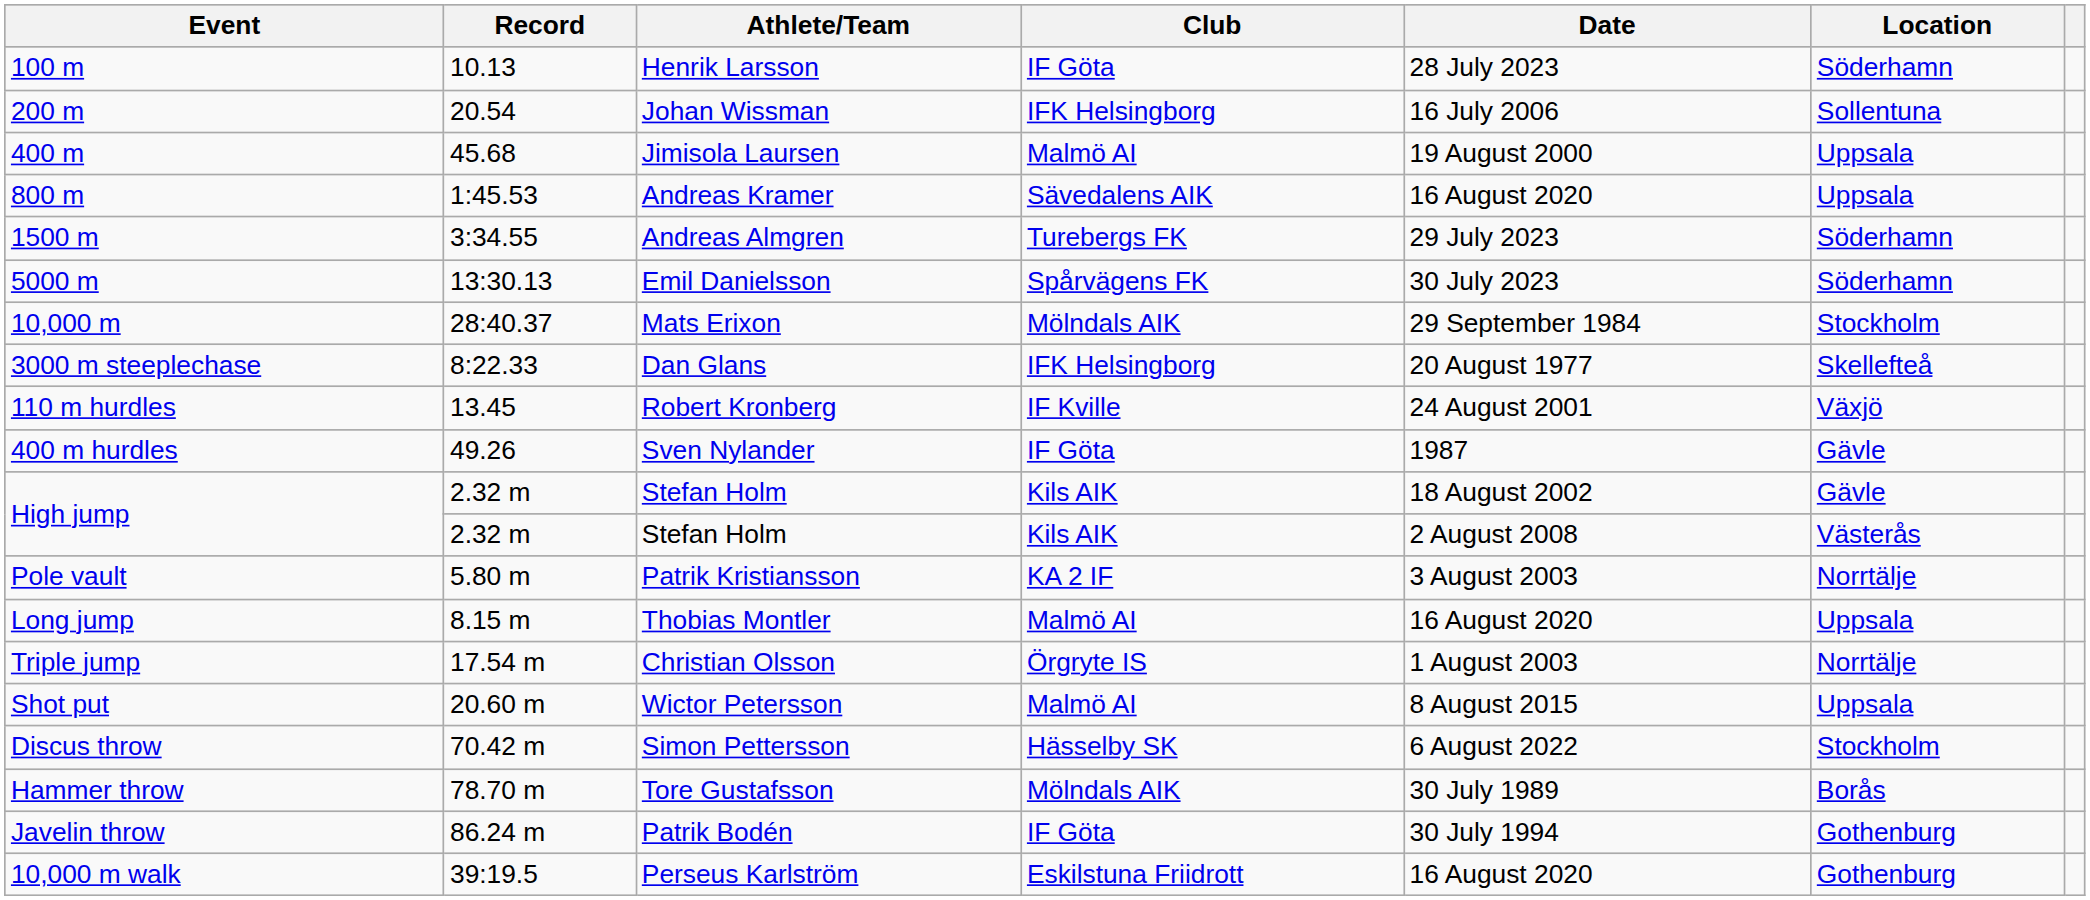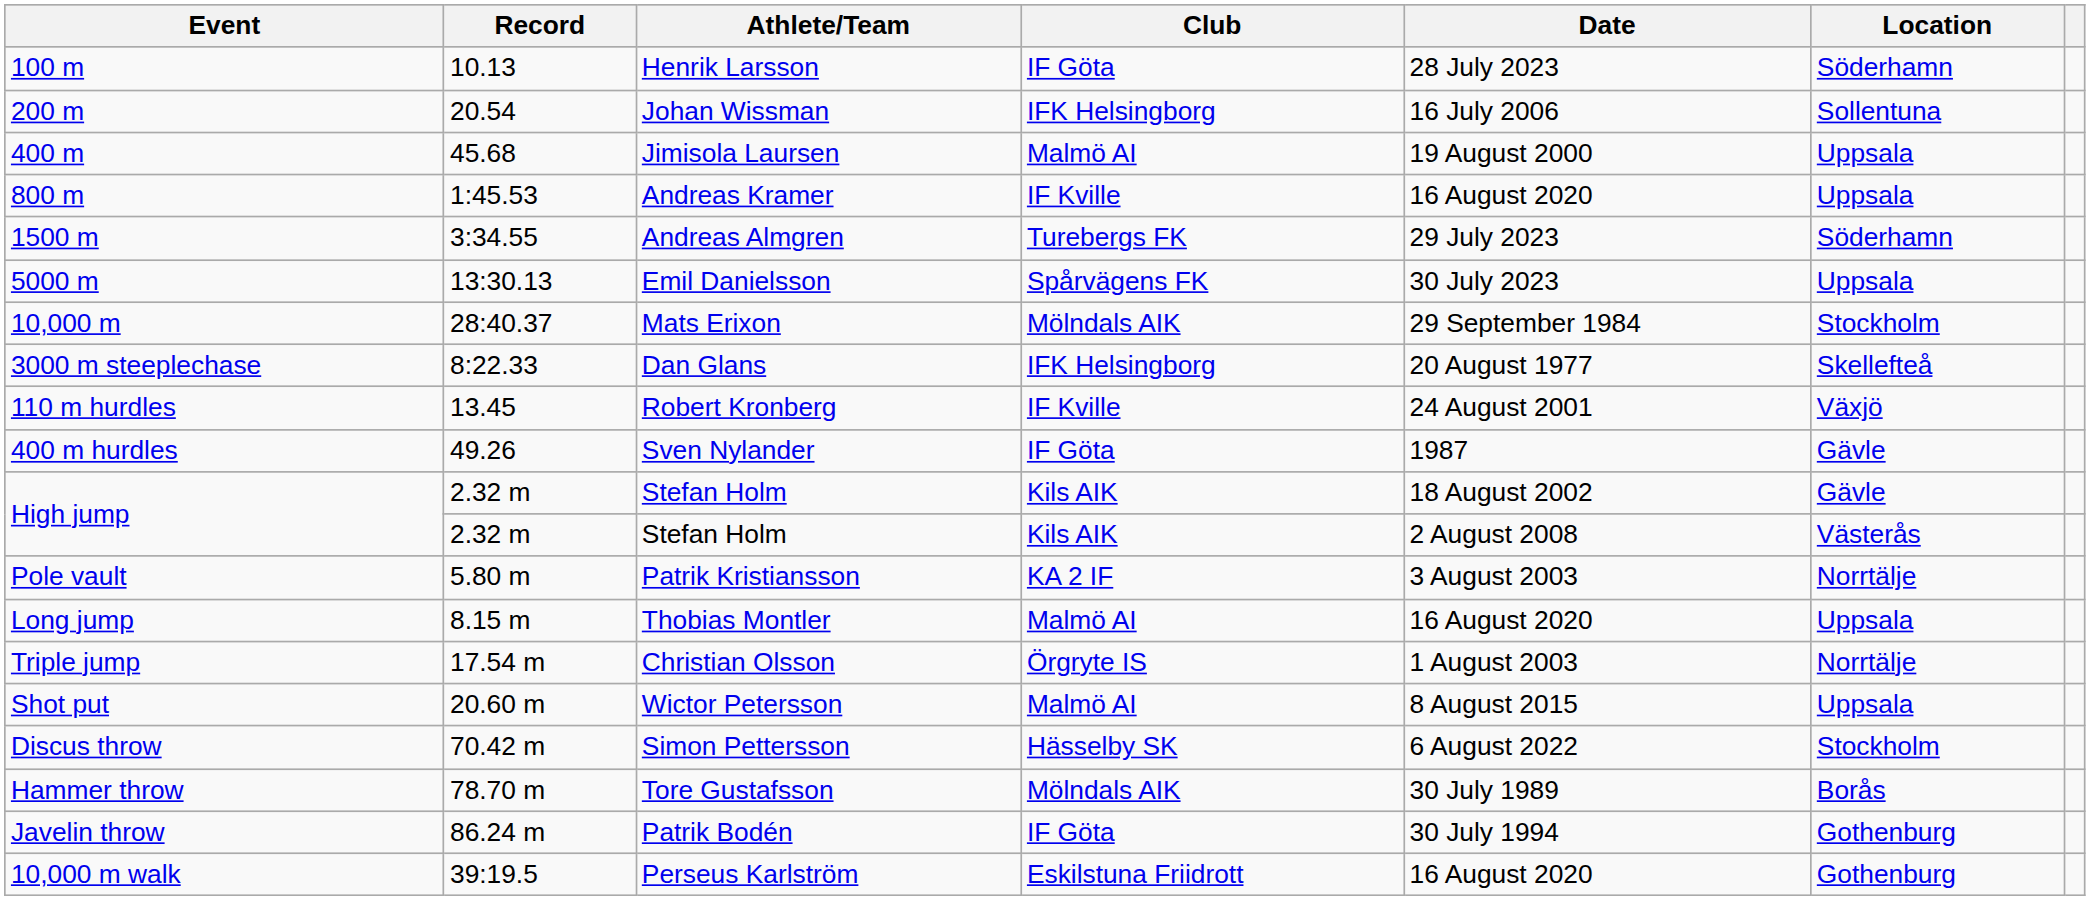(1120, 195) Sävedalens AIK -> (1074, 195) IF Kville
(1885, 279) Söderhamn -> (1865, 279) Uppsala
